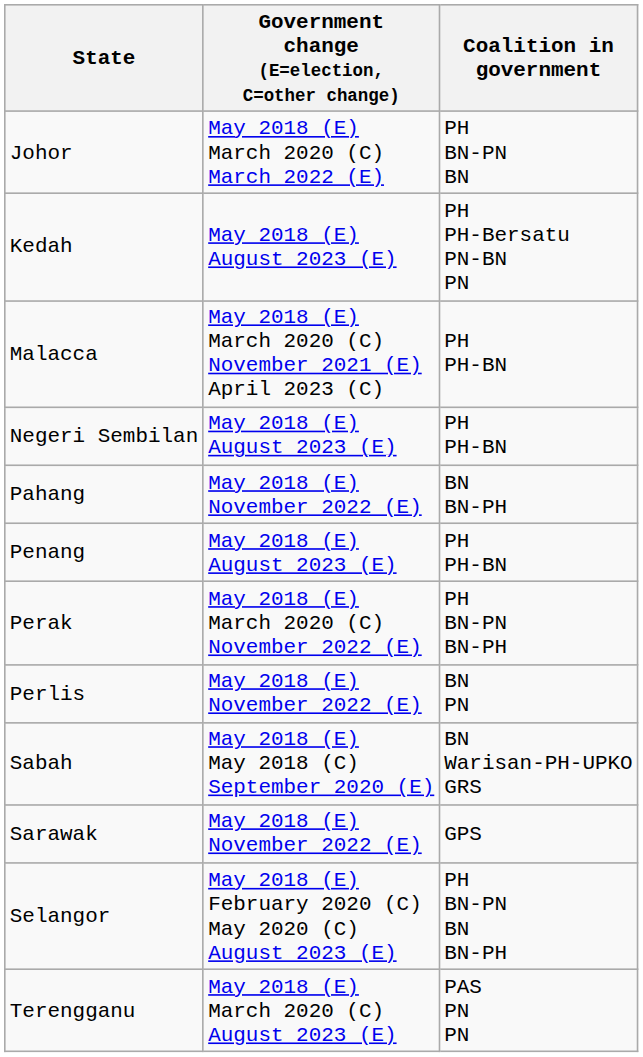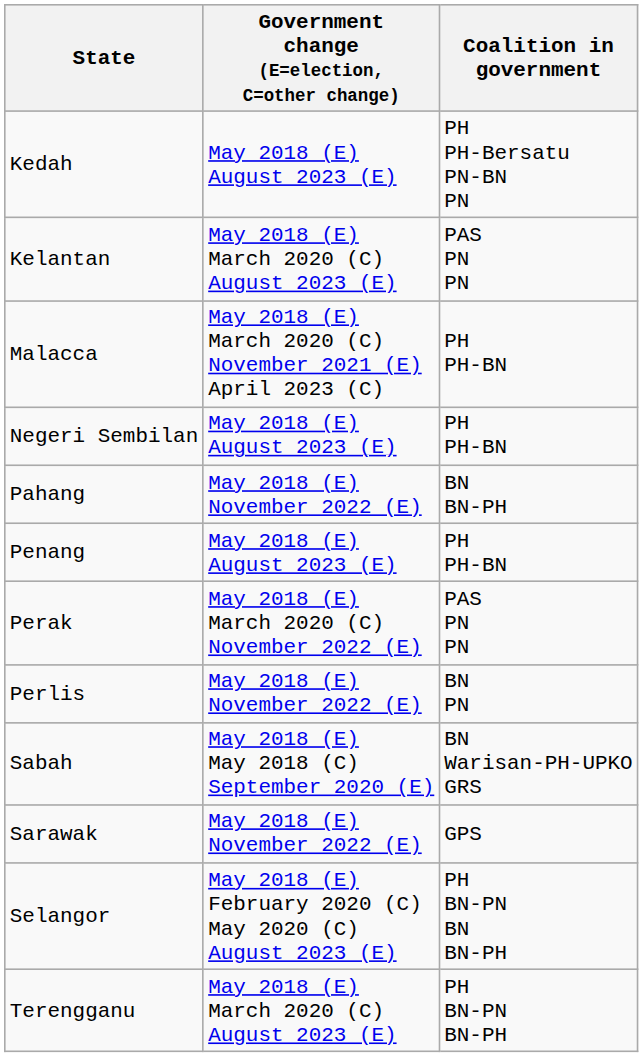- row: (41, 153)
+ row: (60, 259)
(476, 623) PH BN-PN BN-PH -> (463, 623) PAS PN PN
(463, 1011) PAS PN PN -> (476, 1011) PH BN-PN BN-PH
